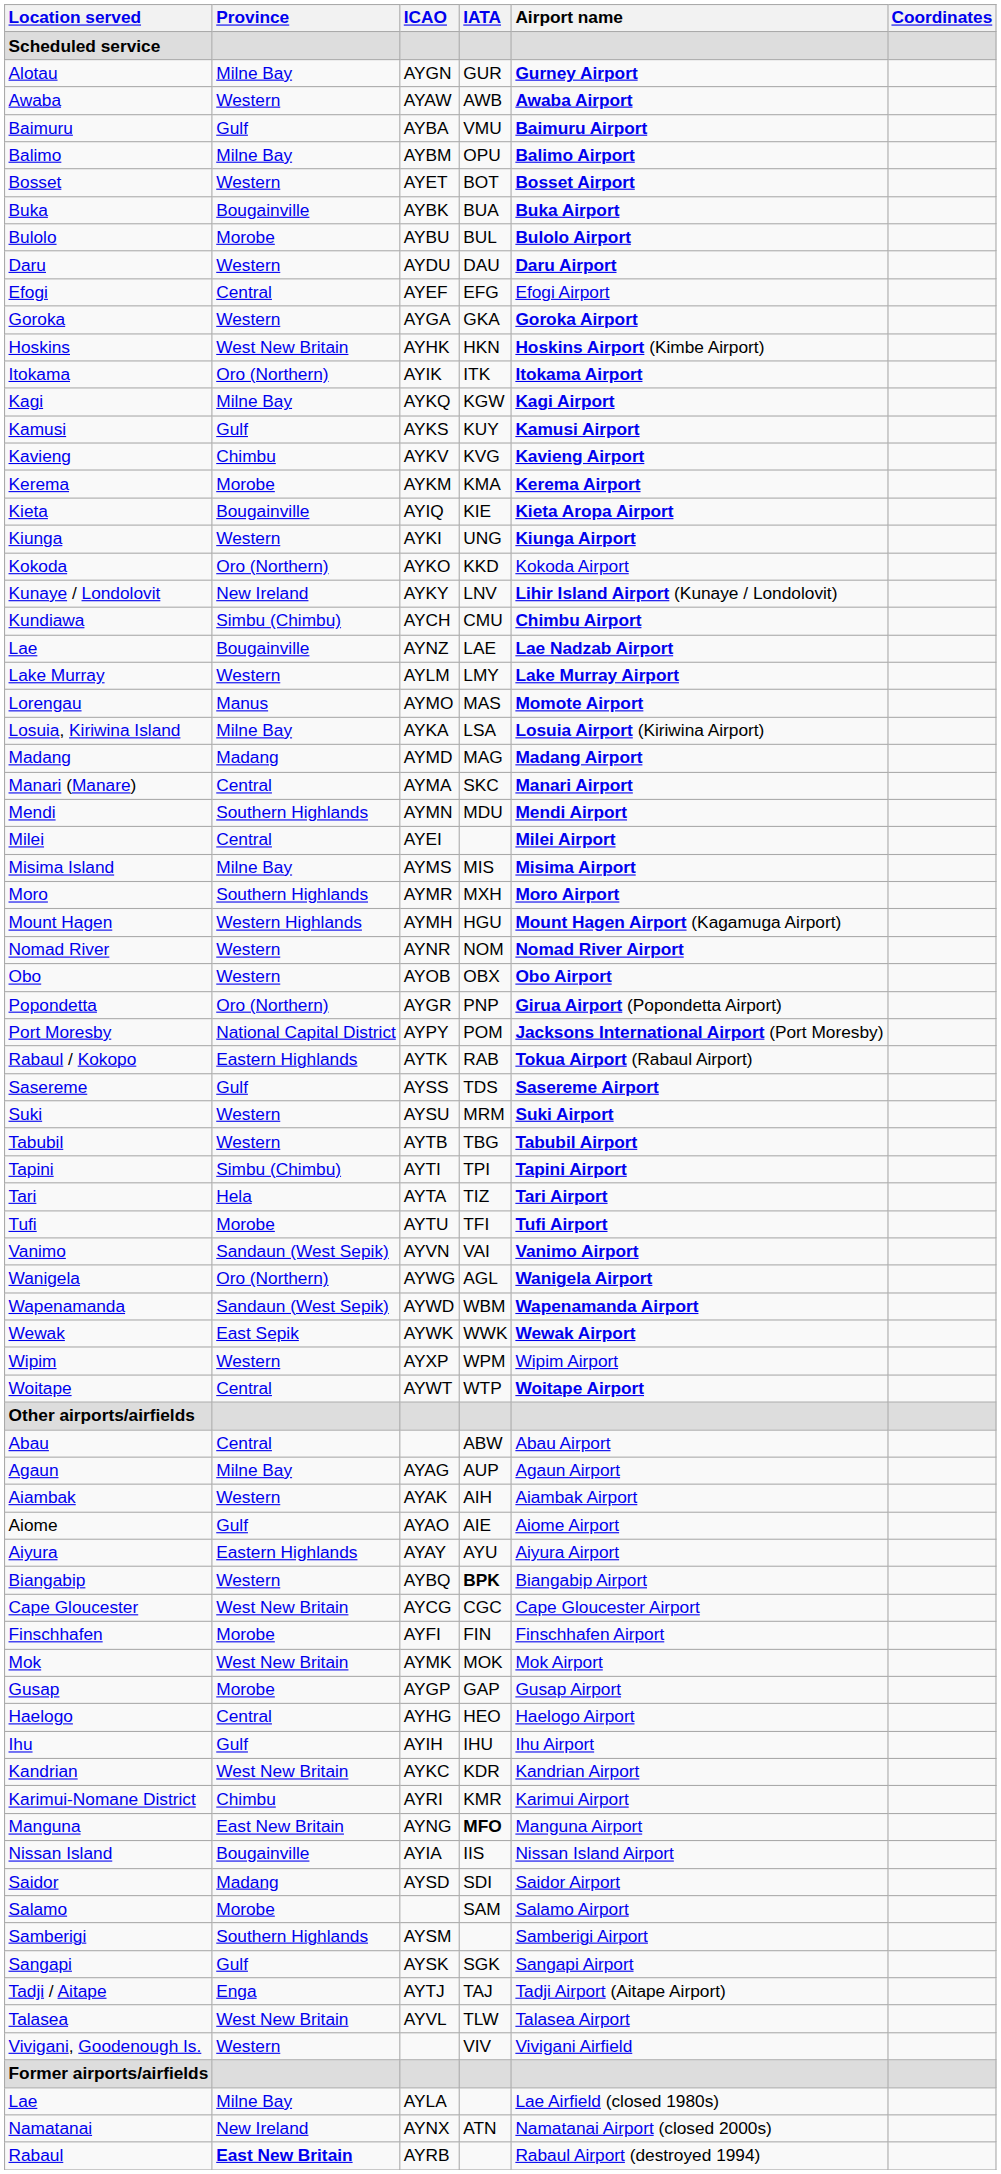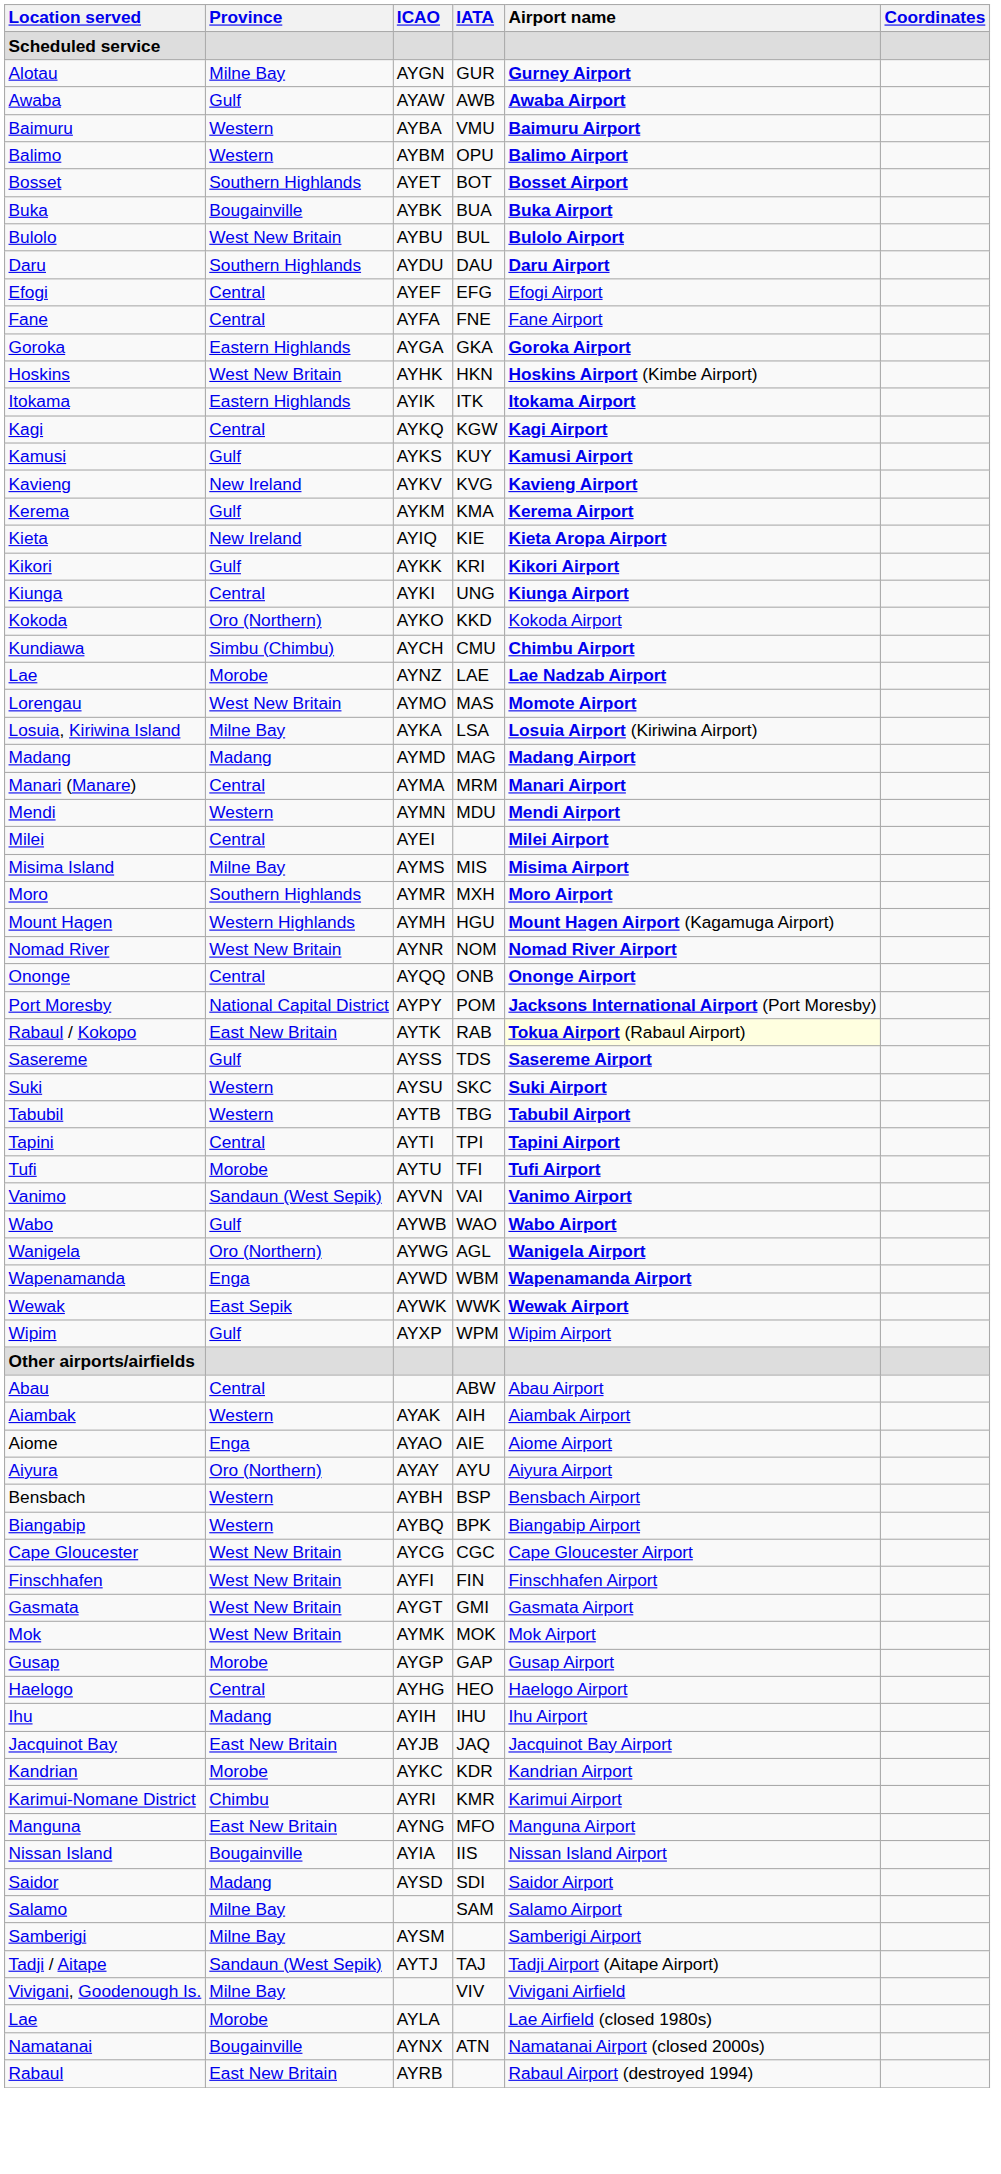(248, 100) Western -> (225, 100) Gulf
(232, 127) Gulf -> (241, 127) Western
(254, 155) Milne Bay -> (241, 155) Western
(248, 182) Western -> (285, 182) Southern Highlands
(246, 237) Morobe -> (275, 237) West New Britain
(248, 264) Western -> (285, 264) Southern Highlands
+ row: (28, 319)
(248, 319) Western -> (280, 347) Eastern Highlands
(272, 374) Oro (Northern) -> (280, 401) Eastern Highlands
(254, 401) Milne Bay -> (237, 429) Central
(246, 456) Chimbu -> (255, 484) New Ireland
(246, 484) Morobe -> (225, 511) Gulf
(263, 511) Bougainville -> (255, 538) New Ireland
+ row: (30, 566)
(248, 538) Western -> (237, 593) Central
- row: (84, 593)
(263, 648) Bougainville -> (239, 675) Morobe
- row: (57, 675)
(242, 703) Manus -> (275, 703) West New Britain
(481, 785) SKC -> (477, 785) MRM
(292, 812) Southern Highlands -> (241, 812) Western
(248, 949) Western -> (275, 949) West New Britain
- row: (25, 977)
+ row: (39, 977)
- row: (53, 1004)
(287, 1059) Eastern Highlands -> (273, 1032) East New Britain
(634, 1059) no background -> (627, 1032) lightyellow background
(484, 1114) MRM -> (474, 1086) SKC
(279, 1169) Simbu (Chimbu) -> (237, 1141) Central
- row: (22, 1196)
+ row: (31, 1224)
(303, 1306) Sandaun (West Sepik) -> (229, 1278) Enga
(248, 1361) Western -> (225, 1333) Gulf
- row: (40, 1388)
- row: (34, 1470)
(232, 1525) Gulf -> (229, 1443) Enga
(287, 1552) Eastern Highlands -> (265, 1470) Oro (Northern)
+ row: (47, 1498)
(482, 1580) bold -> (474, 1525) normal
(246, 1635) Morobe -> (275, 1580) West New Britain
+ row: (44, 1607)
(232, 1744) Gulf -> (241, 1717) Madang
+ row: (63, 1744)
(282, 1772) West New Britain -> (239, 1772) Morobe
(482, 1826) bold -> (476, 1826) normal
(246, 1909) Morobe -> (247, 1909) Milne Bay
(292, 1936) Southern Highlands -> (247, 1936) Milne Bay
- row: (40, 1963)
(236, 1991) Enga -> (296, 1963) Sandaun (West Sepik)
- row: (38, 2018)
(248, 2046) Western -> (247, 1991) Milne Bay
- row: (108, 2073)
(254, 2100) Milne Bay -> (239, 2018) Morobe
(262, 2128) New Ireland -> (256, 2046) Bougainville
(284, 2155) bold -> (273, 2073) normal
